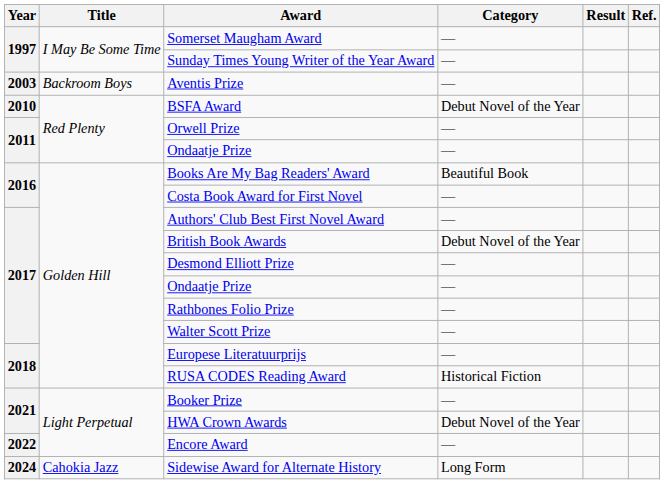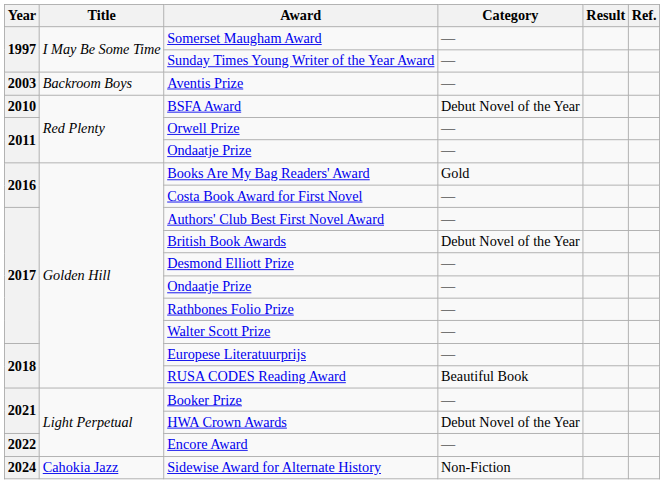(485, 173) Beautiful Book -> (455, 173) Gold
(491, 377) Historical Fiction -> (485, 377) Beautiful Book
(473, 467) Long Form -> (476, 467) Non-Fiction
